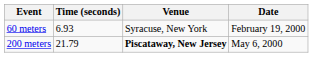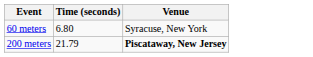- column: (268, 12)
(65, 28) 6.93 -> (65, 28) 6.80
